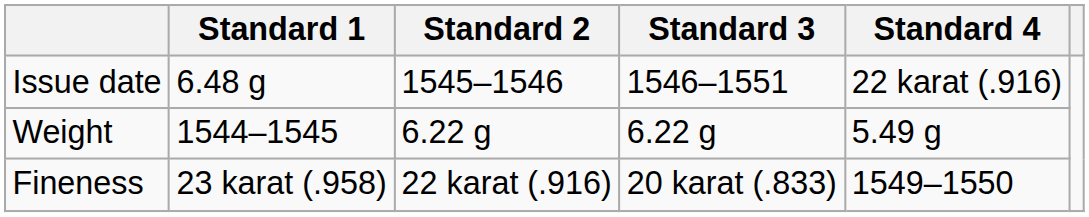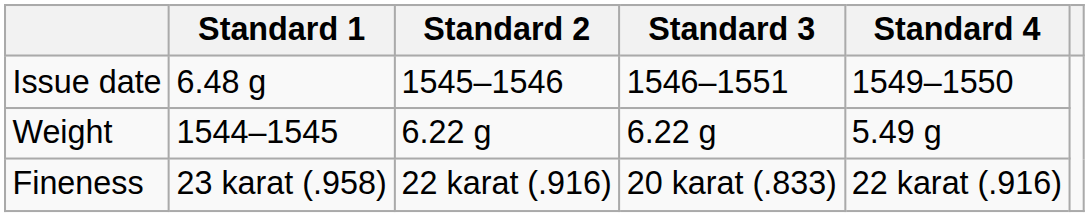(957, 81) 22 karat (.916) -> (933, 81) 1549–1550
(933, 183) 1549–1550 -> (957, 183) 22 karat (.916)
